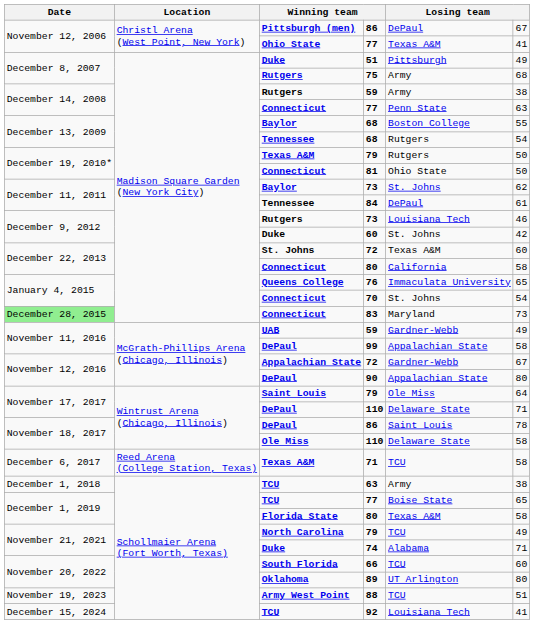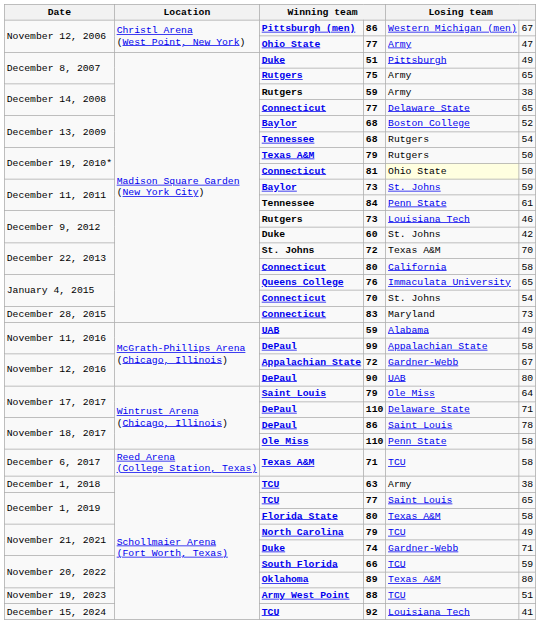(406, 28) DePaul -> (452, 28) Western Michigan (men)
(414, 44) Texas A&M -> (400, 44) Army
(521, 44) 41 -> (527, 44) 47
(521, 76) 68 -> (527, 76) 65
(417, 108) Penn State -> (429, 108) Delaware State
(521, 108) 63 -> (527, 108) 65
(521, 124) 55 -> (527, 124) 52
(417, 171) no background -> (417, 171) lightyellow background
(521, 187) 62 -> (527, 187) 59
(406, 203) DePaul -> (417, 203) Penn State
(521, 251) 60 -> (527, 251) 70
(56, 314) lightgreen background -> (56, 314) no background
(423, 330) Gardner-Webb -> (409, 330) Alabama
(438, 378) Appalachian State -> (397, 378) UAB
(429, 441) Delaware State -> (417, 441) Penn State
(420, 500) Boise State -> (420, 500) Saint Louis
(409, 548) Alabama -> (423, 548) Gardner-Webb
(521, 564) 60 -> (527, 564) 59
(423, 580) UT Arlington -> (414, 580) Texas A&M
